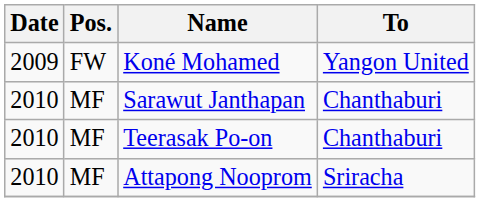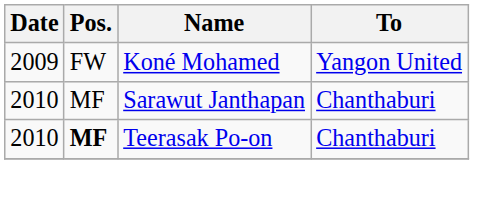(87, 138) normal -> (89, 138) bold
- row: (217, 176)
